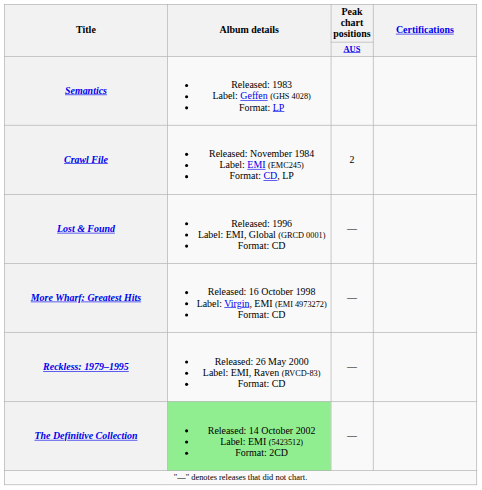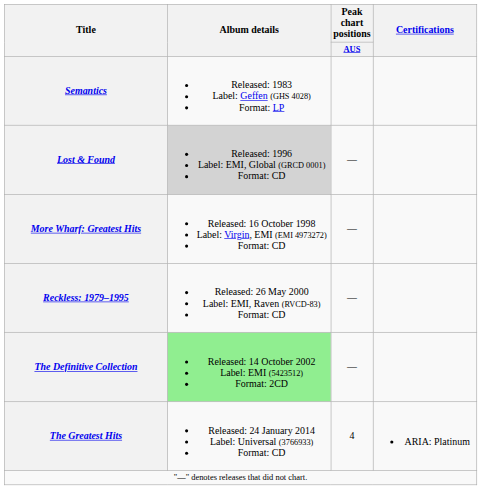- row: (86, 160)
(249, 234) no background -> (249, 165) lightgrey background
+ row: (86, 436)
